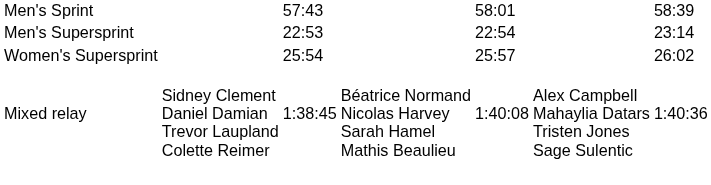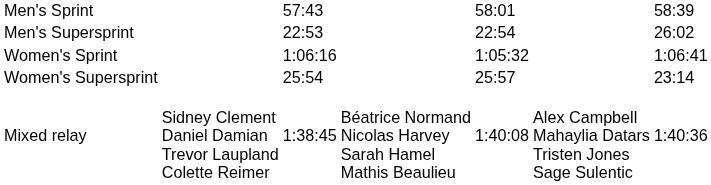(674, 33) 23:14 -> (674, 33) 26:02
+ row: (61, 55)
(674, 55) 26:02 -> (674, 77) 23:14
